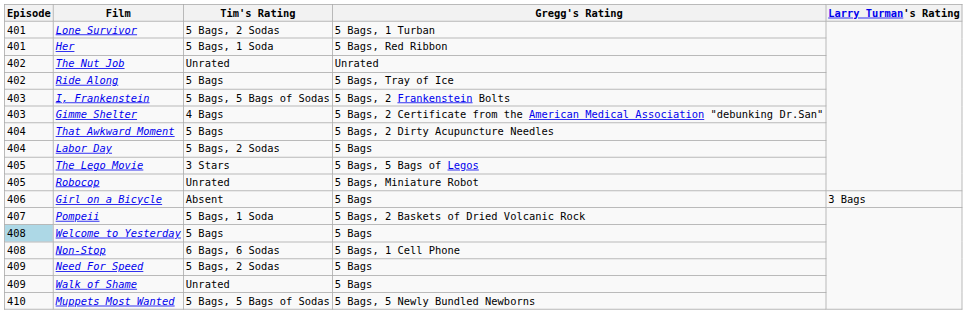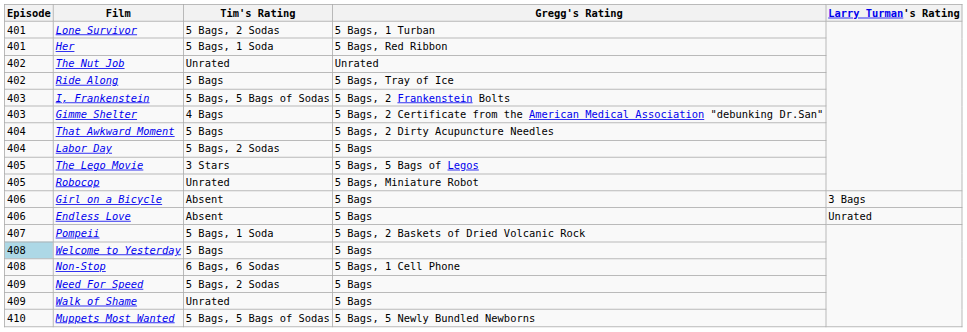+ row: (93, 216)
